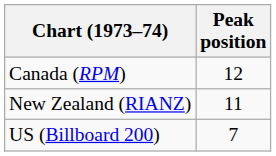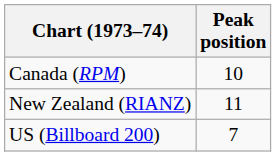(233, 72) 12 -> (233, 72) 10
